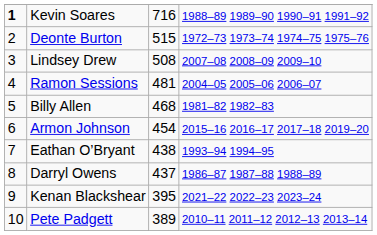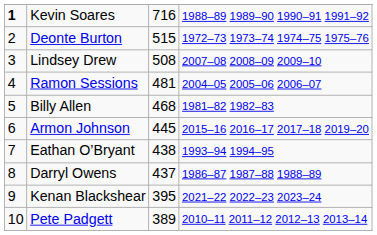(164, 128) 454 -> (164, 128) 445
